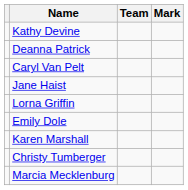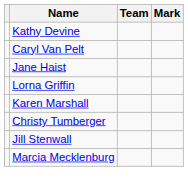- row: (51, 49)
- row: (39, 121)
+ row: (42, 139)
